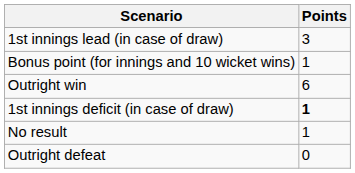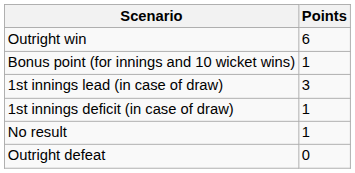rows swapped: (47, 86) <-> (115, 39)
(306, 109) bold -> (306, 109) normal
